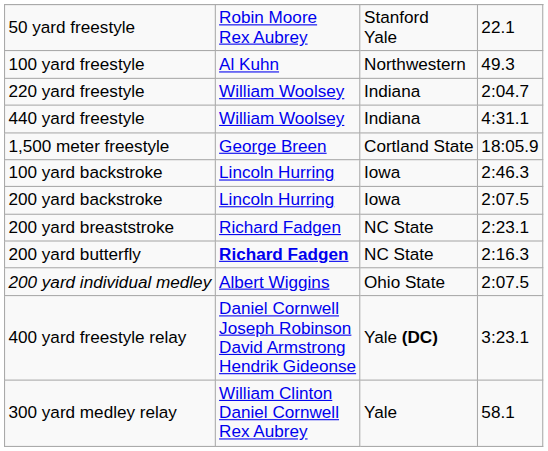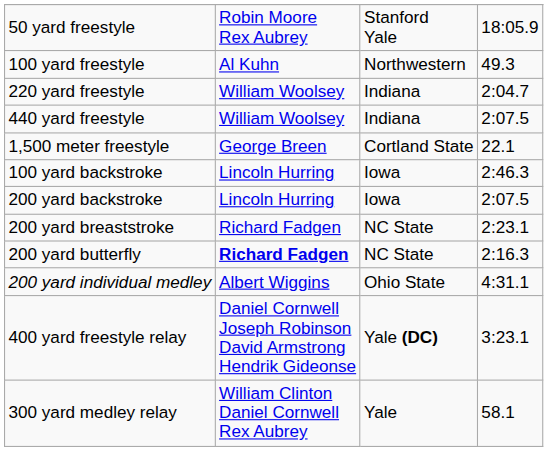(498, 27) 22.1 -> (510, 27) 18:05.9
(505, 118) 4:31.1 -> (505, 118) 2:07.5
(510, 145) 18:05.9 -> (498, 145) 22.1
(505, 281) 2:07.5 -> (505, 281) 4:31.1
